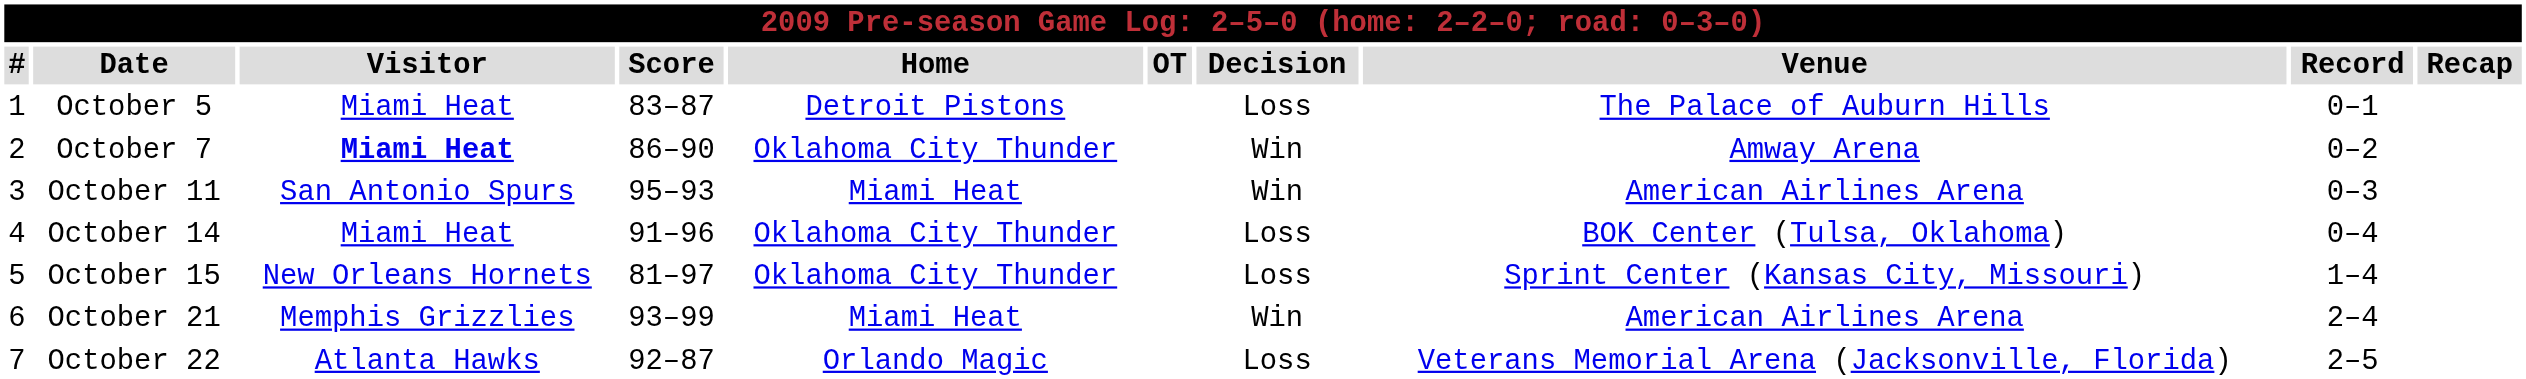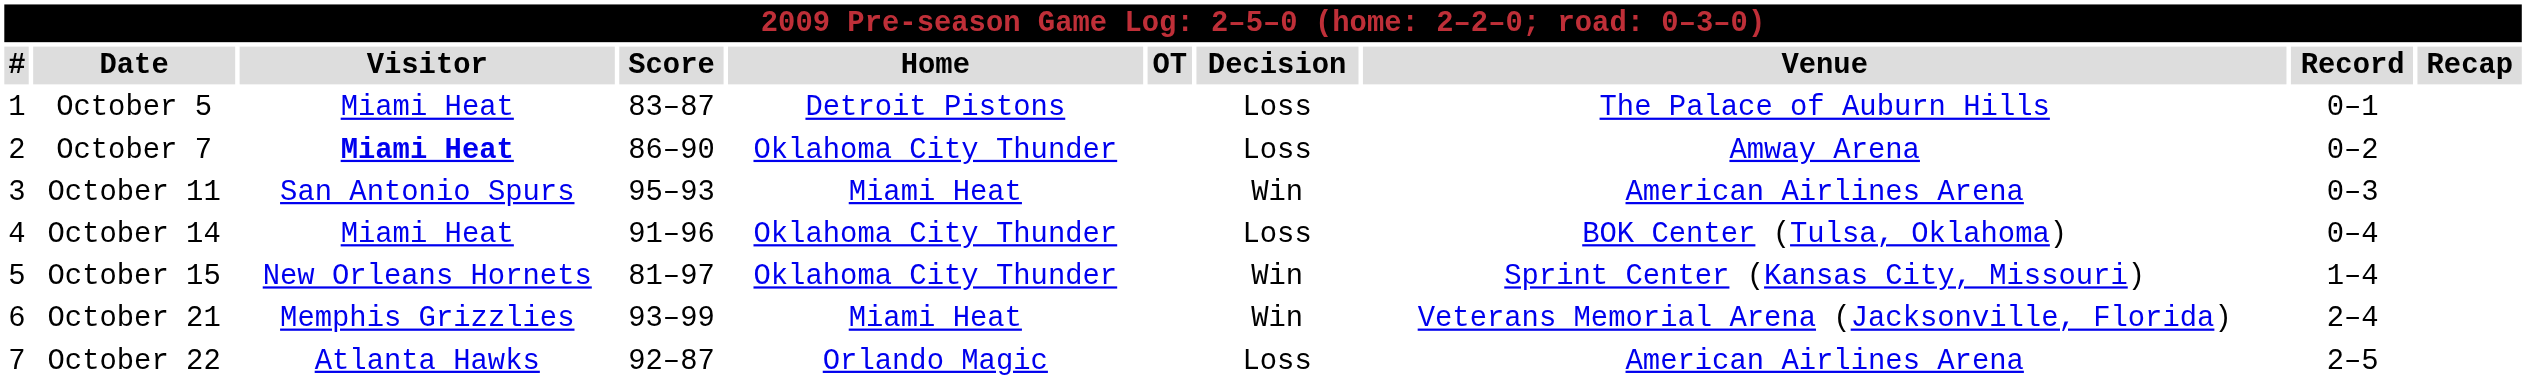(1277, 149) Win -> (1277, 149) Loss
(1277, 276) Loss -> (1277, 276) Win
(1825, 318) American Airlines Arena -> (1825, 318) Veterans Memorial Arena (Jacksonville, Florida)
(1825, 360) Veterans Memorial Arena (Jacksonville, Florida) -> (1825, 360) American Airlines Arena
